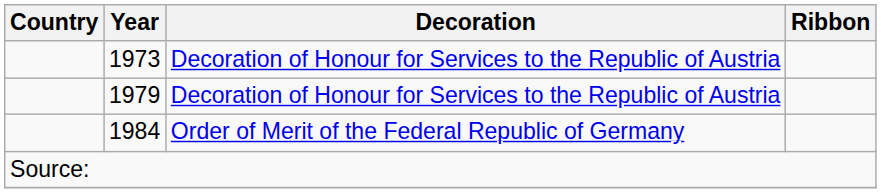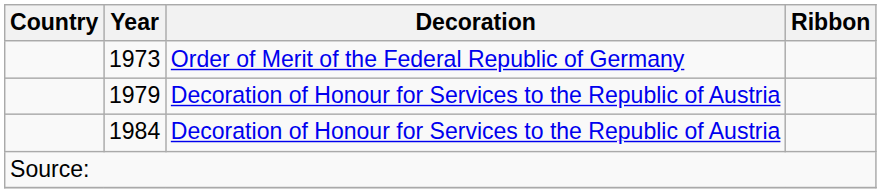(476, 59) Decoration of Honour for Services to the Republic of Austria -> (428, 59) Order of Merit of the Federal Republic of Germany
(428, 132) Order of Merit of the Federal Republic of Germany -> (476, 132) Decoration of Honour for Services to the Republic of Austria
